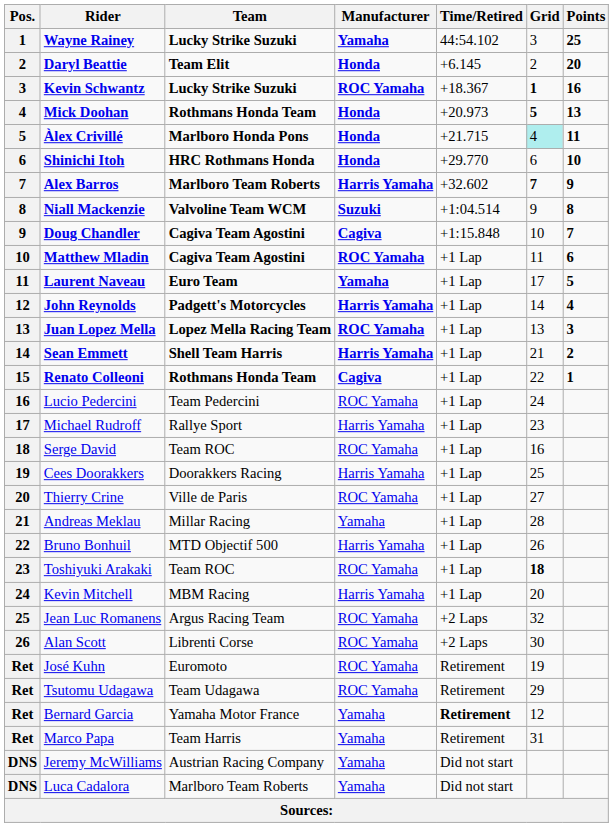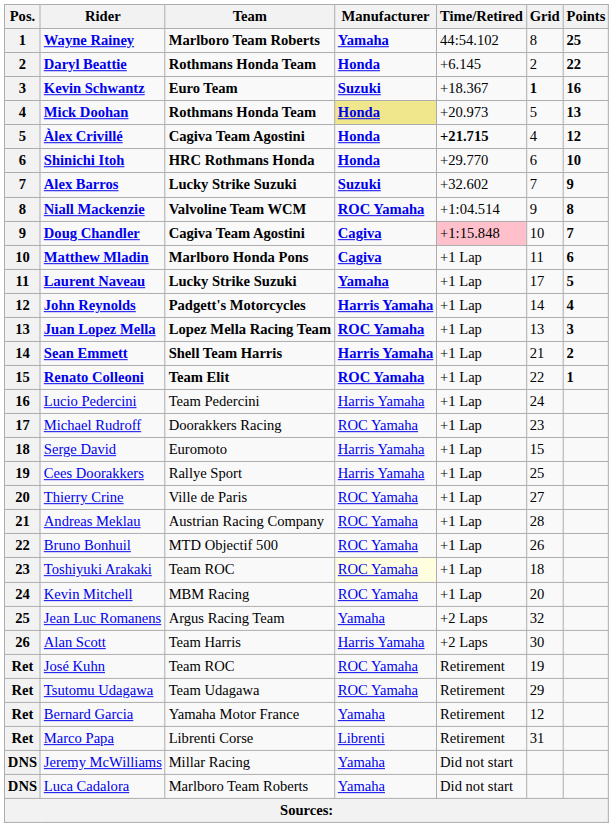(233, 40) Lucky Strike Suzuki -> (244, 40) Marlboro Team Roberts
(533, 40) 3 -> (533, 40) 8
(199, 64) Team Elit -> (242, 64) Rothmans Honda Team
(574, 64) 20 -> (574, 64) 22
(233, 88) Lucky Strike Suzuki -> (203, 88) Euro Team
(381, 88) ROC Yamaha -> (359, 88) Suzuki
(359, 112) no background -> (359, 112) khaki background
(533, 112) bold -> (533, 112) normal
(239, 137) Marlboro Honda Pons -> (237, 137) Cagiva Team Agostini
(464, 137) normal -> (464, 137) bold
(533, 137) paleturquoise background -> (533, 137) no background
(573, 137) 11 -> (574, 137) 12
(244, 185) Marlboro Team Roberts -> (233, 185) Lucky Strike Suzuki
(386, 185) Harris Yamaha -> (359, 185) Suzuki
(533, 185) bold -> (533, 185) normal
(359, 209) Suzuki -> (381, 209) ROC Yamaha
(470, 233) no background -> (470, 233) pink background
(237, 257) Cagiva Team Agostini -> (239, 257) Marlboro Honda Pons
(381, 257) ROC Yamaha -> (360, 257) Cagiva
(203, 281) Euro Team -> (233, 281) Lucky Strike Suzuki
(242, 377) Rothmans Honda Team -> (199, 377) Team Elit
(360, 377) Cagiva -> (381, 377) ROC Yamaha
(378, 401) ROC Yamaha -> (381, 401) Harris Yamaha
(205, 425) Rallye Sport -> (225, 425) Doorakkers Racing
(381, 425) Harris Yamaha -> (378, 425) ROC Yamaha
(202, 449) Team ROC -> (198, 449) Euromoto
(378, 449) ROC Yamaha -> (381, 449) Harris Yamaha
(537, 449) 16 -> (537, 449) 15
(225, 473) Doorakkers Racing -> (205, 473) Rallye Sport
(209, 521) Millar Racing -> (246, 521) Austrian Racing Company
(361, 521) Yamaha -> (378, 521) ROC Yamaha
(381, 546) Harris Yamaha -> (378, 546) ROC Yamaha
(378, 570) no background -> (378, 570) lightyellow background
(537, 570) bold -> (537, 570) normal
(381, 594) Harris Yamaha -> (378, 594) ROC Yamaha
(378, 618) ROC Yamaha -> (361, 618) Yamaha
(211, 642) Librenti Corse -> (205, 642) Team Harris
(378, 642) ROC Yamaha -> (381, 642) Harris Yamaha
(198, 666) Euromoto -> (202, 666) Team ROC
(475, 714) bold -> (472, 714) normal
(205, 738) Team Harris -> (211, 738) Librenti Corse
(361, 738) Yamaha -> (361, 738) Librenti
(246, 762) Austrian Racing Company -> (209, 762) Millar Racing
